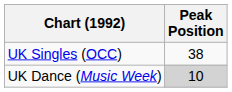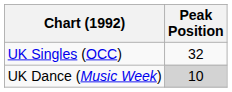(196, 53) 38 -> (196, 53) 32
